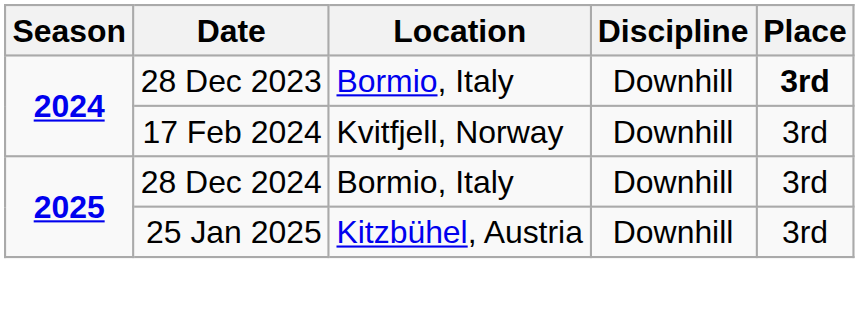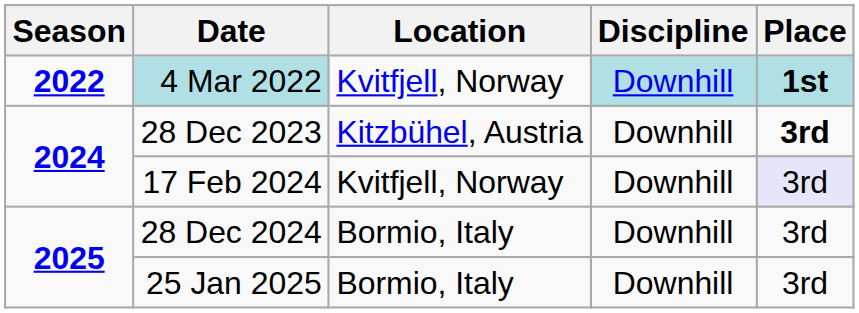+ row: (241, 81)
(425, 81) Bormio, Italy -> (460, 132) Kitzbühel, Austria
(805, 132) no background -> (805, 182) lavender background
(460, 233) Kitzbühel, Austria -> (425, 283) Bormio, Italy
